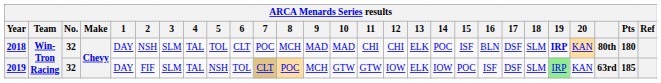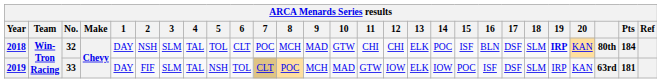(344, 47) MAD -> (344, 47) GTW
(628, 47) 180 -> (628, 47) 184
(71, 68) 32 -> (71, 68) 33
(344, 68) GTW -> (344, 68) MAD
(559, 68) lightgreen background -> (559, 68) no background
(628, 68) 185 -> (628, 68) 181
